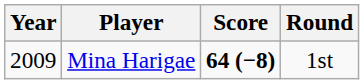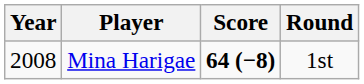(33, 59) 2009 -> (33, 59) 2008
